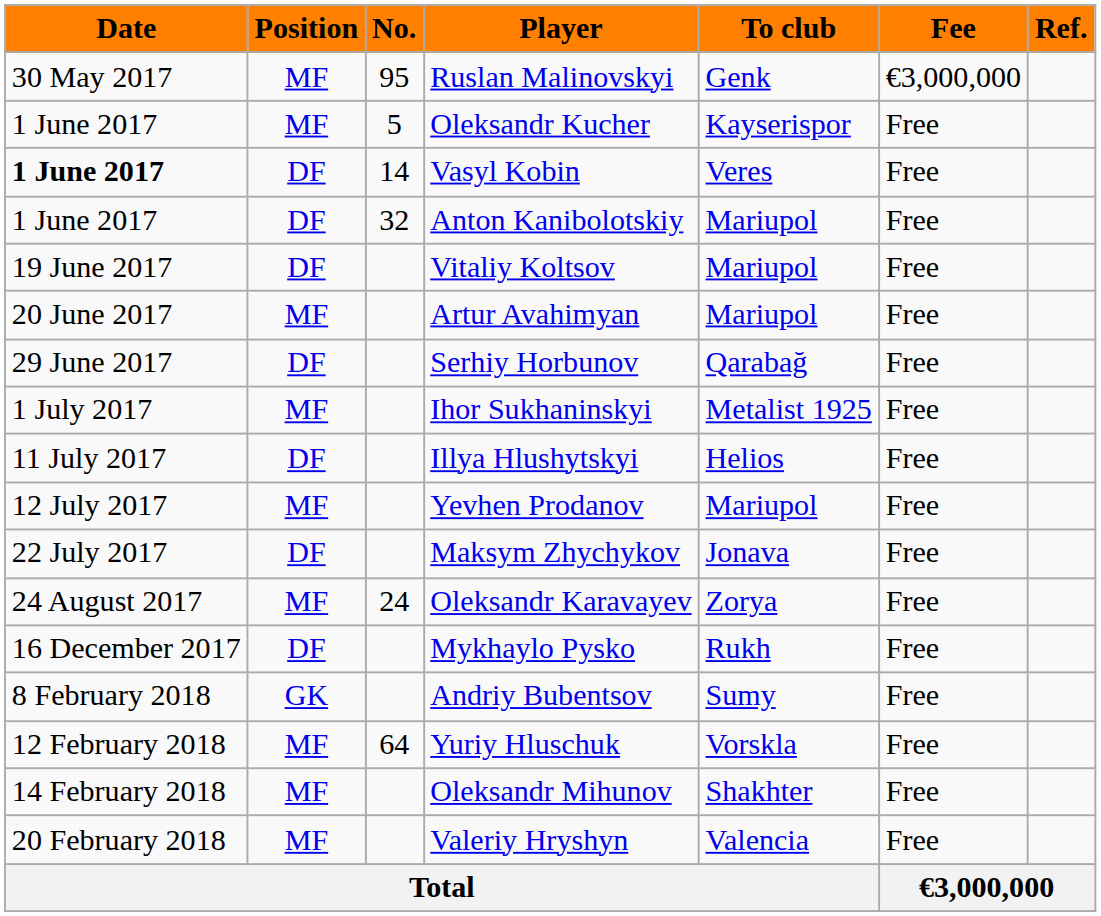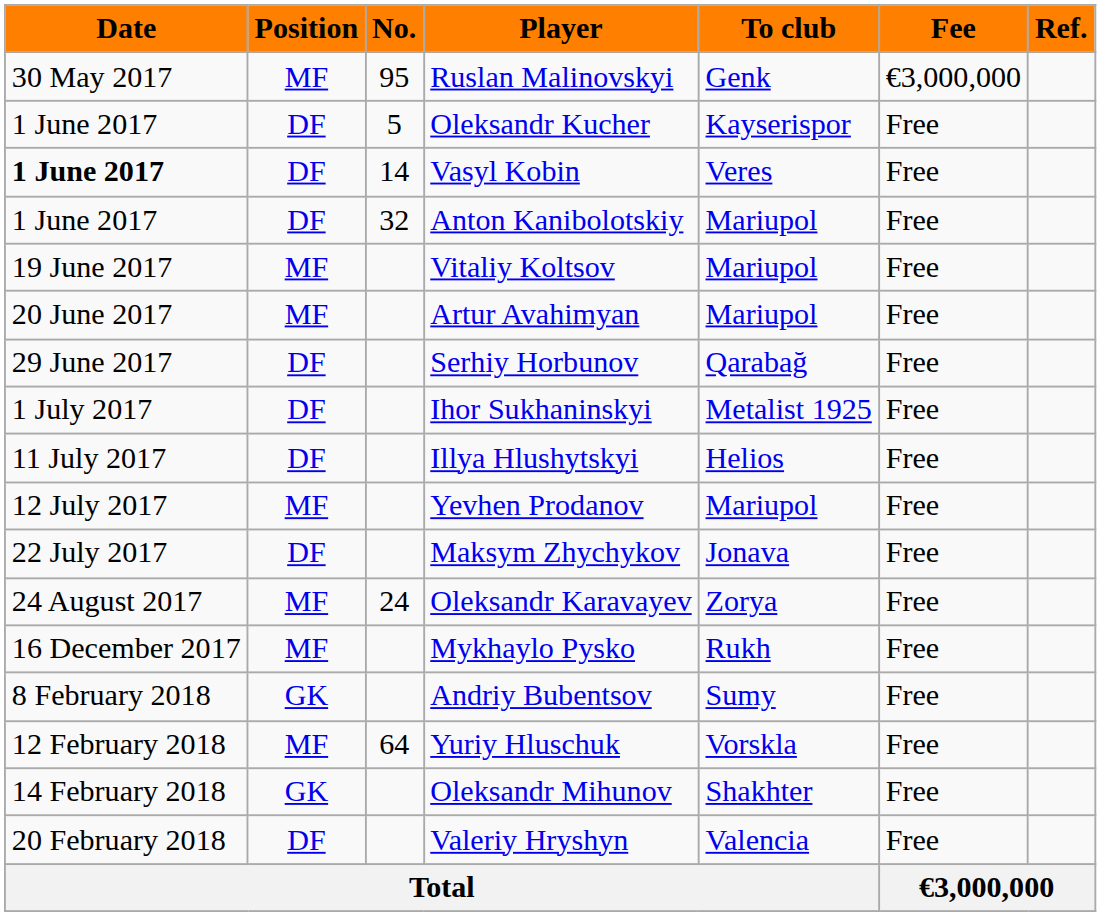(306, 123) MF -> (306, 123) DF
(306, 266) DF -> (306, 266) MF
(306, 409) MF -> (306, 409) DF
(306, 648) DF -> (306, 648) MF
(306, 791) MF -> (306, 791) GK
(306, 839) MF -> (306, 839) DF
